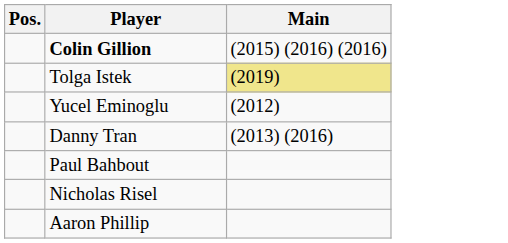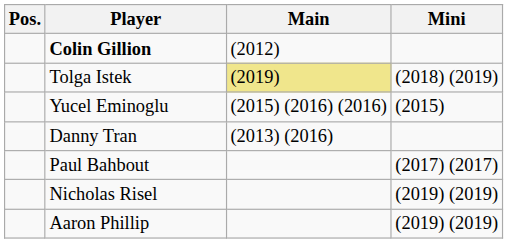+ column: (447, 19)
(309, 48) (2015) (2016) (2016) -> (255, 48) (2012)
(255, 106) (2012) -> (309, 106) (2015) (2016) (2016)
